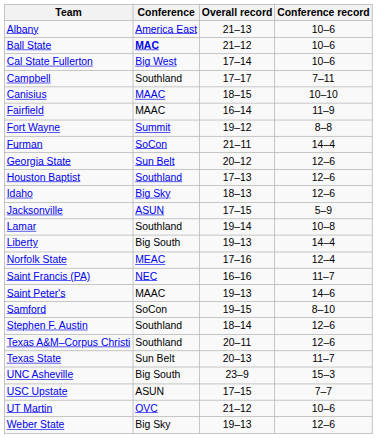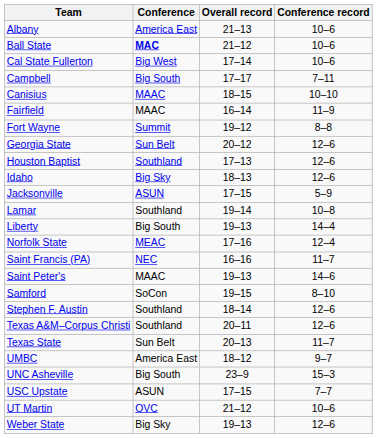(159, 78) Southland -> (158, 78) Big South
- row: (25, 144)
+ row: (22, 359)
